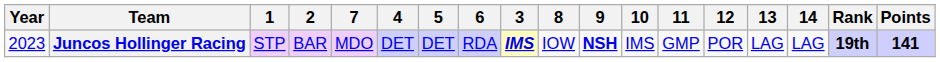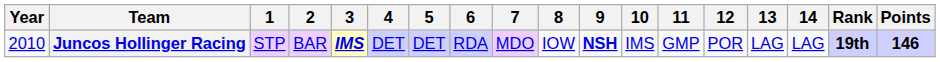columns swapped: (520, 17) <-> (354, 17)
(27, 43) 2023 -> (27, 43) 2010
(906, 43) 141 -> (906, 43) 146
